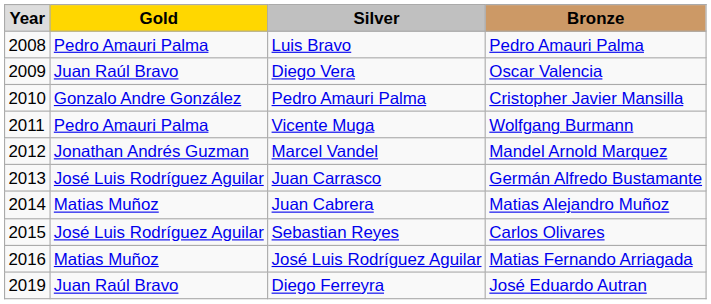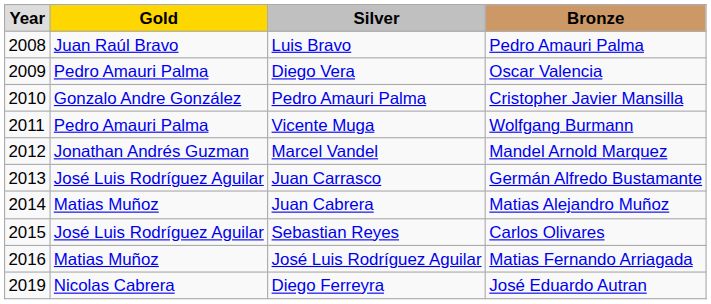(131, 45) Pedro Amauri Palma -> (116, 45) Juan Raúl Bravo
(116, 72) Juan Raúl Bravo -> (131, 72) Pedro Amauri Palma
(116, 285) Juan Raúl Bravo -> (114, 285) Nicolas Cabrera
